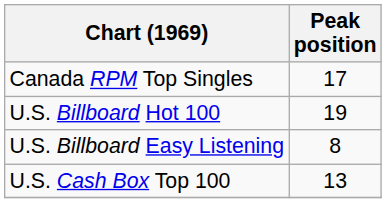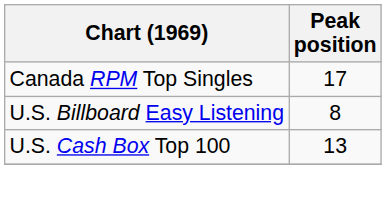- row: (115, 112)
